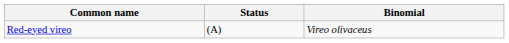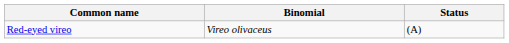columns swapped: (404, 12) <-> (254, 12)
